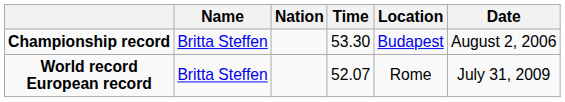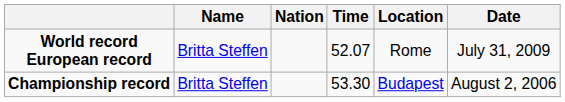rows swapped: (89, 75) <-> (89, 41)
